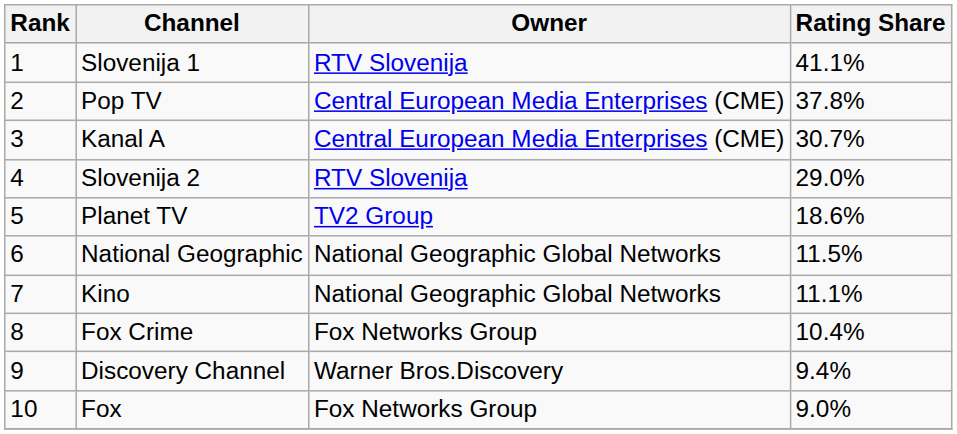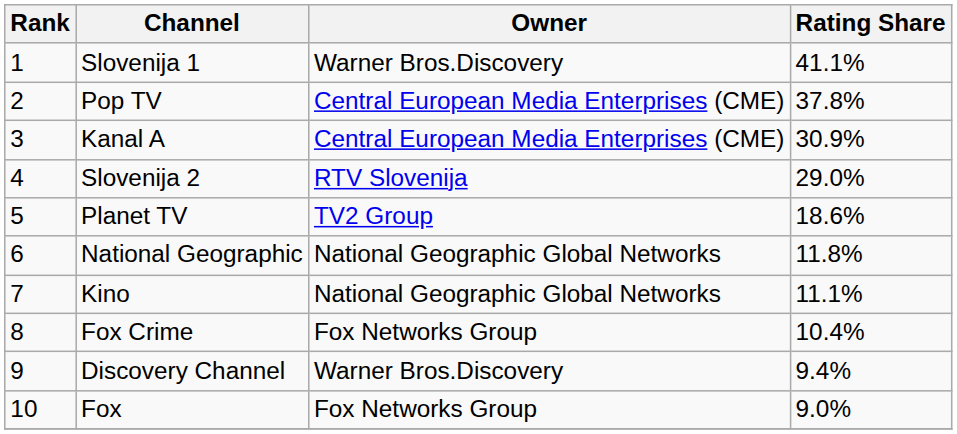(391, 62) RTV Slovenija -> (439, 62) Warner Bros.Discovery
(830, 139) 30.7% -> (830, 139) 30.9%
(829, 255) 11.5% -> (829, 255) 11.8%
